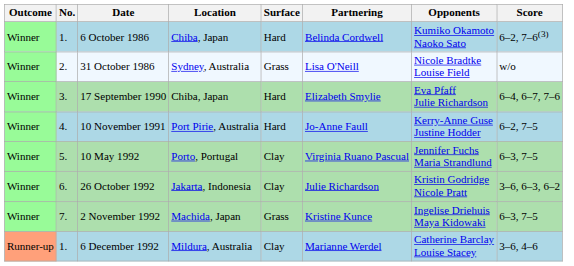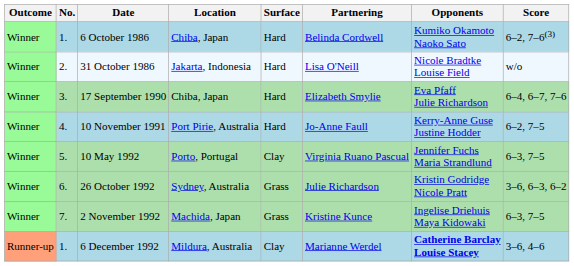(210, 66) Sydney, Australia -> (211, 66) Jakarta, Indonesia
(276, 66) Grass -> (275, 66) Hard
(211, 186) Jakarta, Indonesia -> (210, 186) Sydney, Australia
(274, 186) Clay -> (276, 186) Grass
(454, 246) normal -> (457, 246) bold
